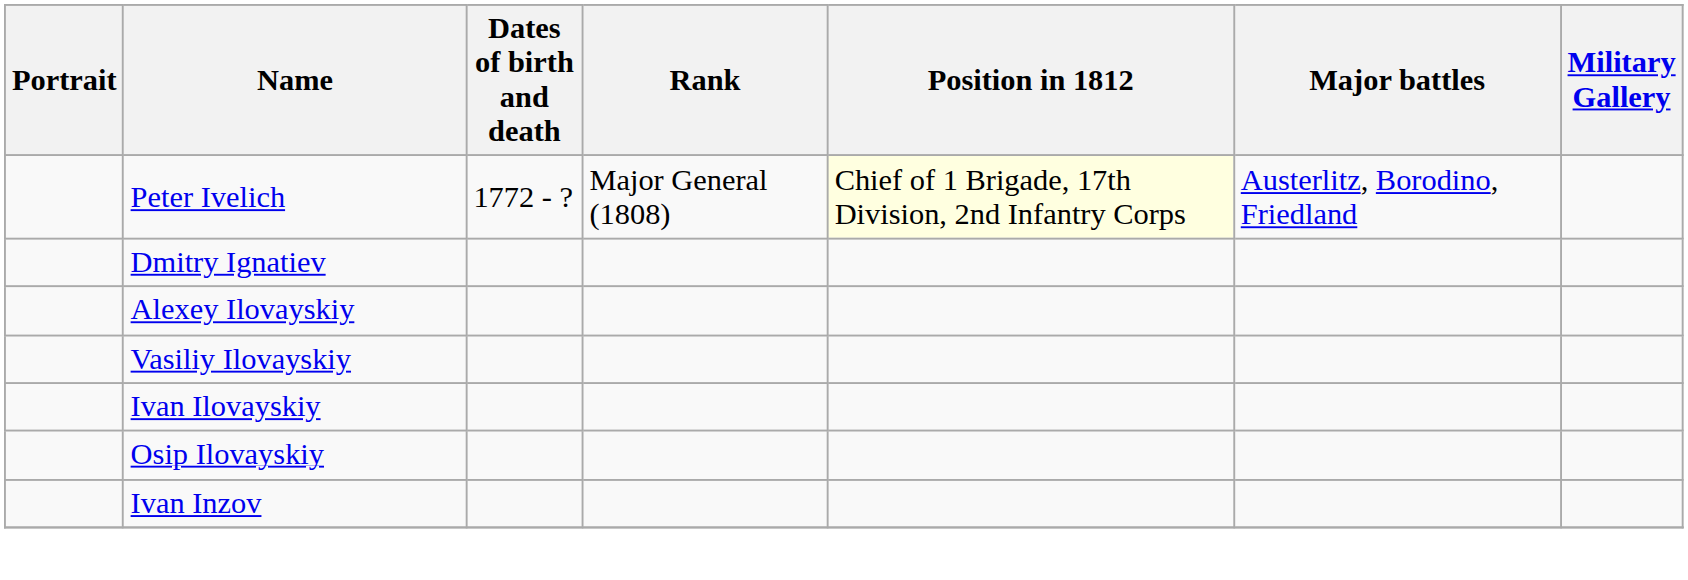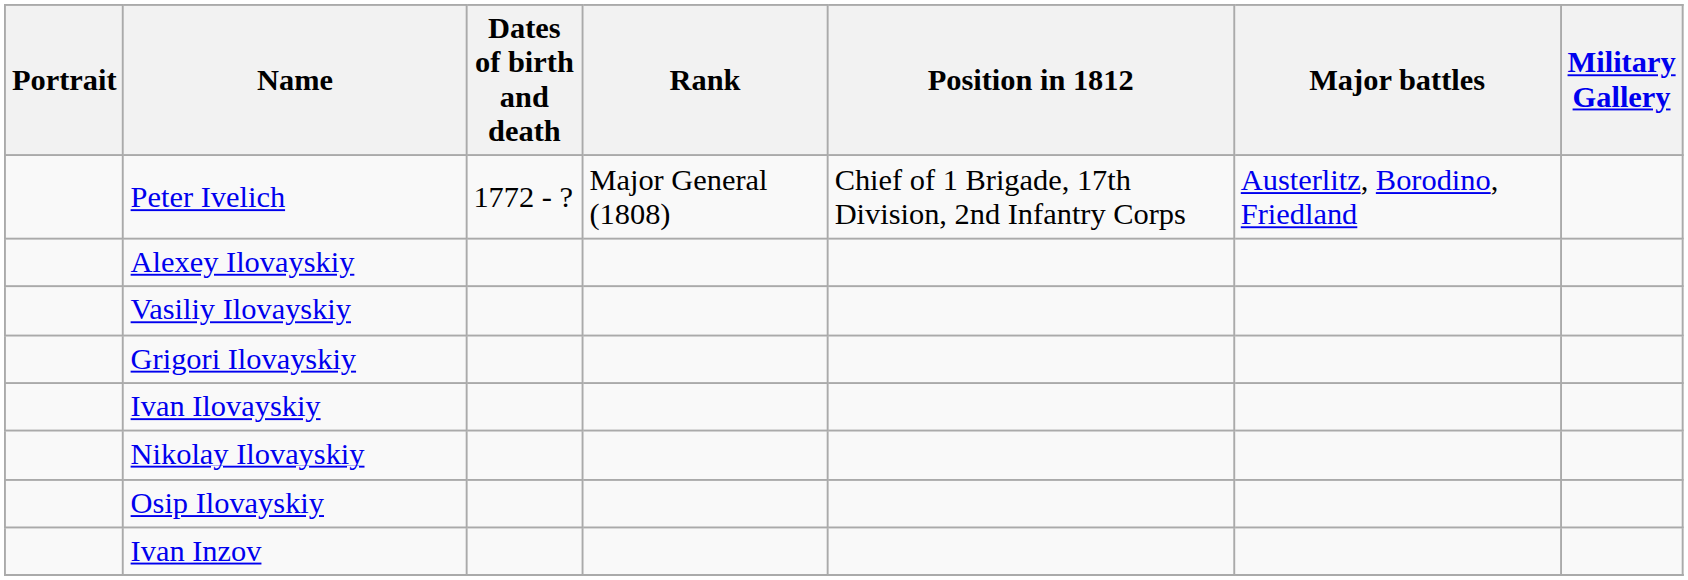(1010, 196) lightyellow background -> (1010, 196) no background
- row: (228, 261)
+ row: (243, 358)
+ row: (248, 454)
